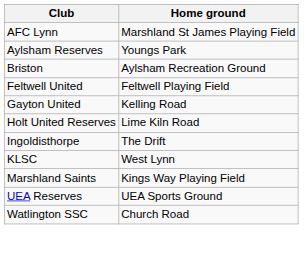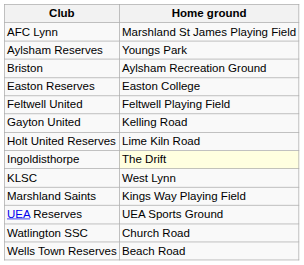+ row: (51, 86)
(143, 141) no background -> (144, 159) lightyellow background
+ row: (62, 251)
